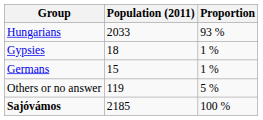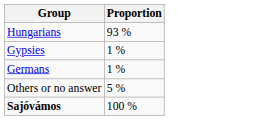- column: (151, 13)
